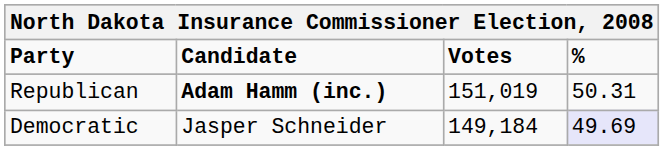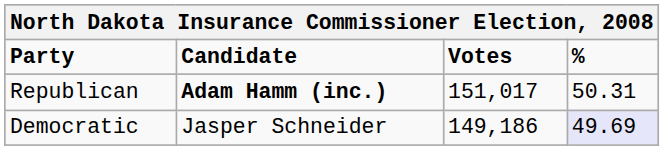(493, 92) 151,019 -> (493, 92) 151,017
(493, 127) 149,184 -> (493, 127) 149,186
